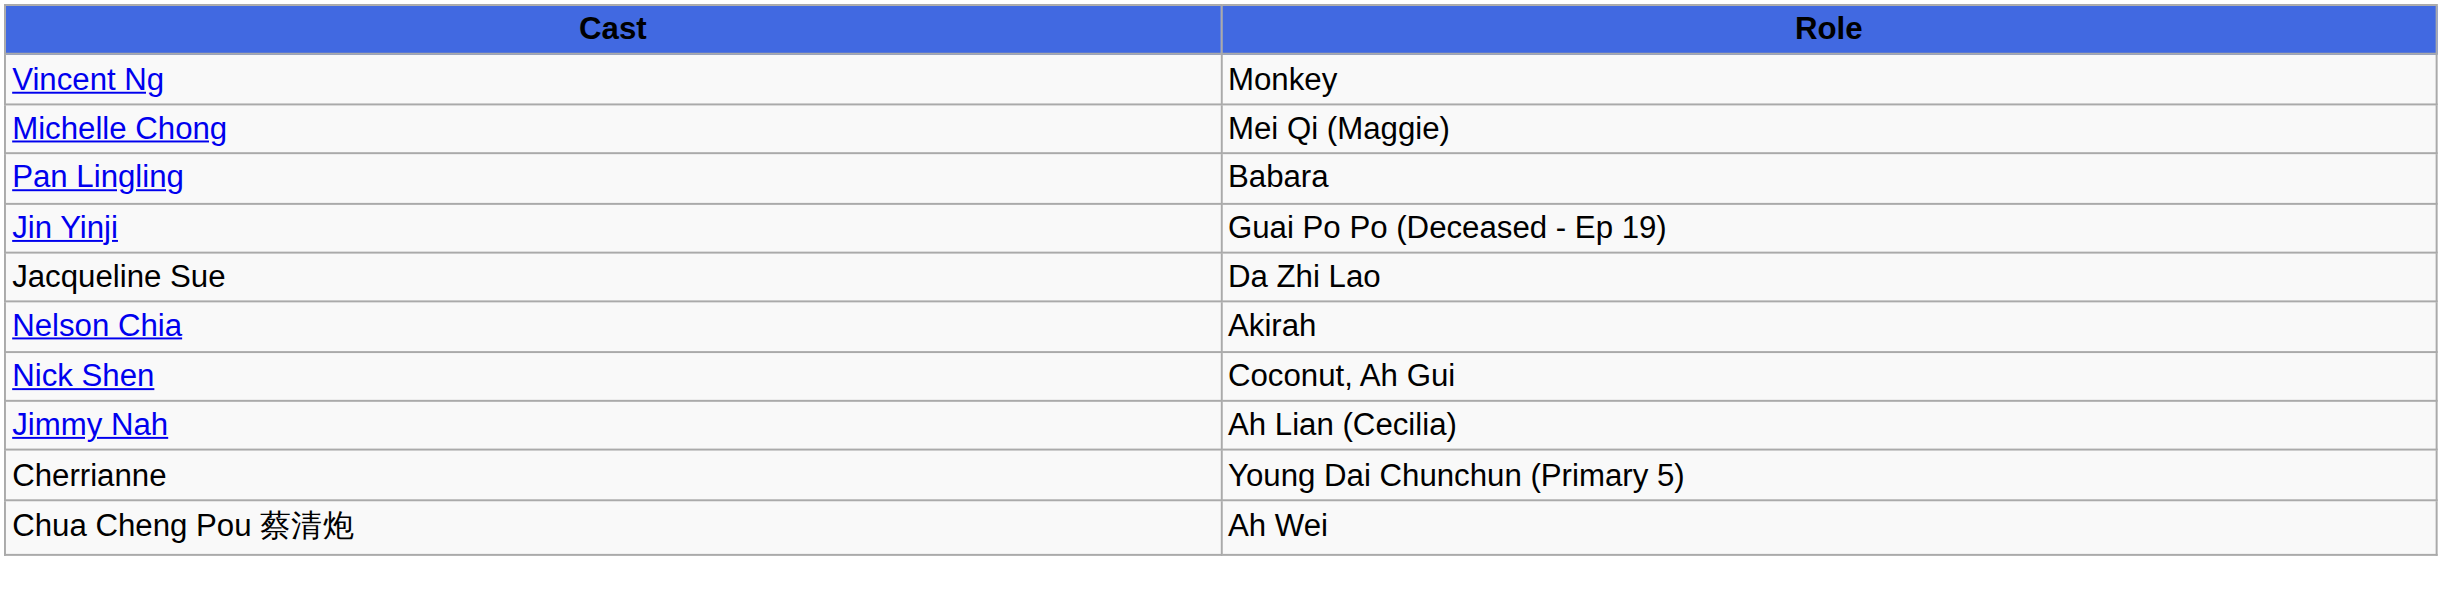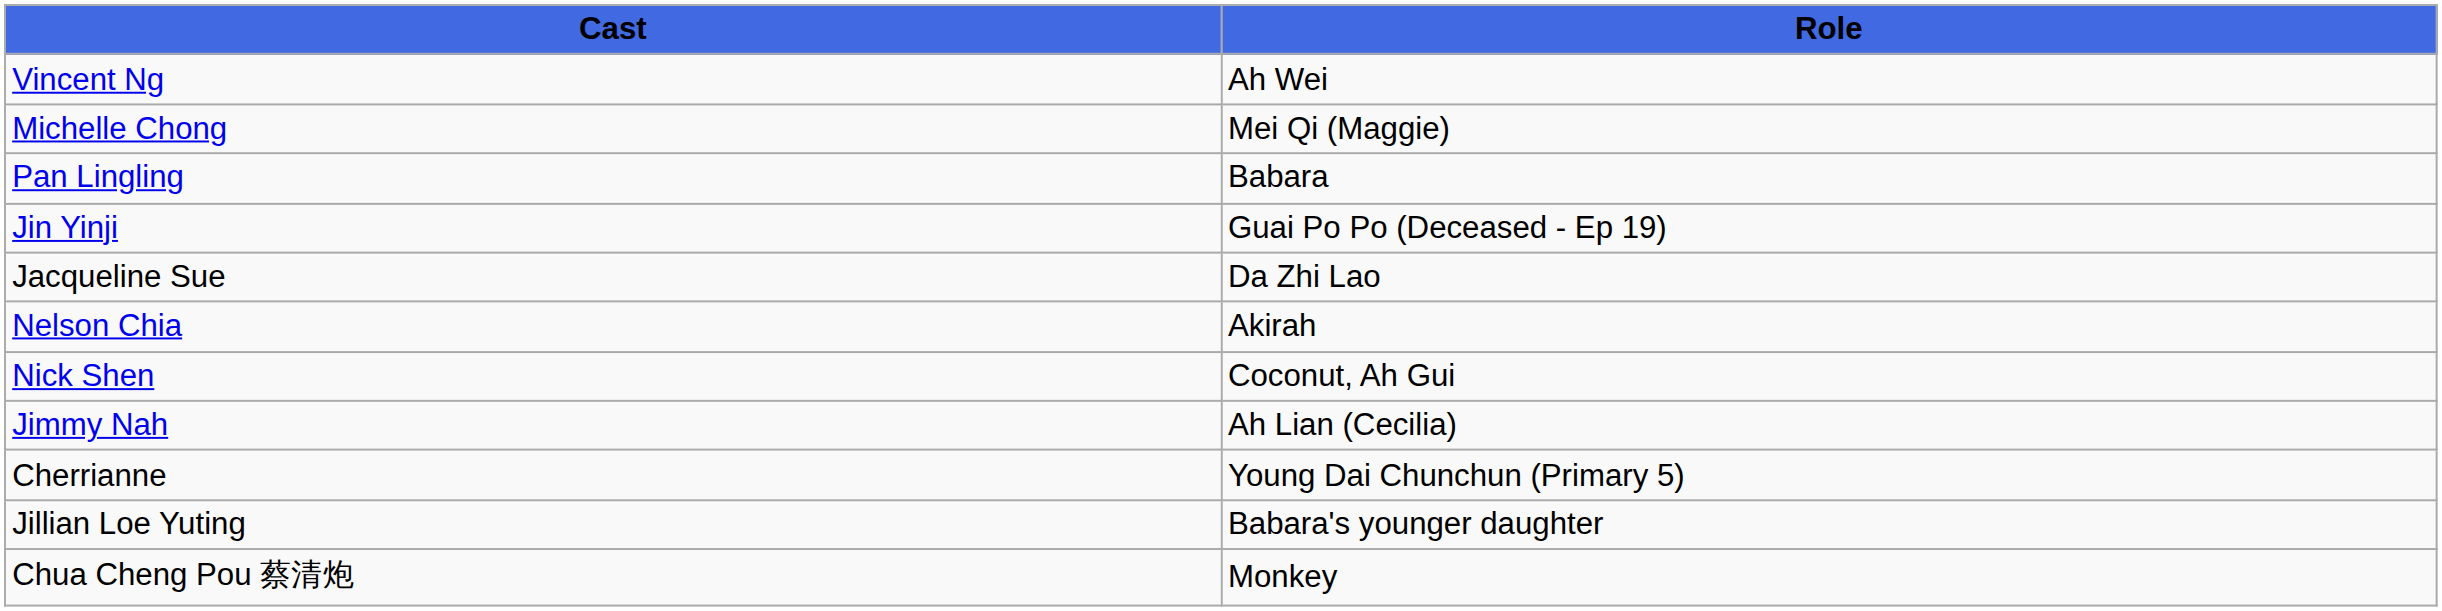(1283, 78) Monkey -> (1278, 78) Ah Wei
+ row: (129, 524)
(1278, 526) Ah Wei -> (1283, 576) Monkey
